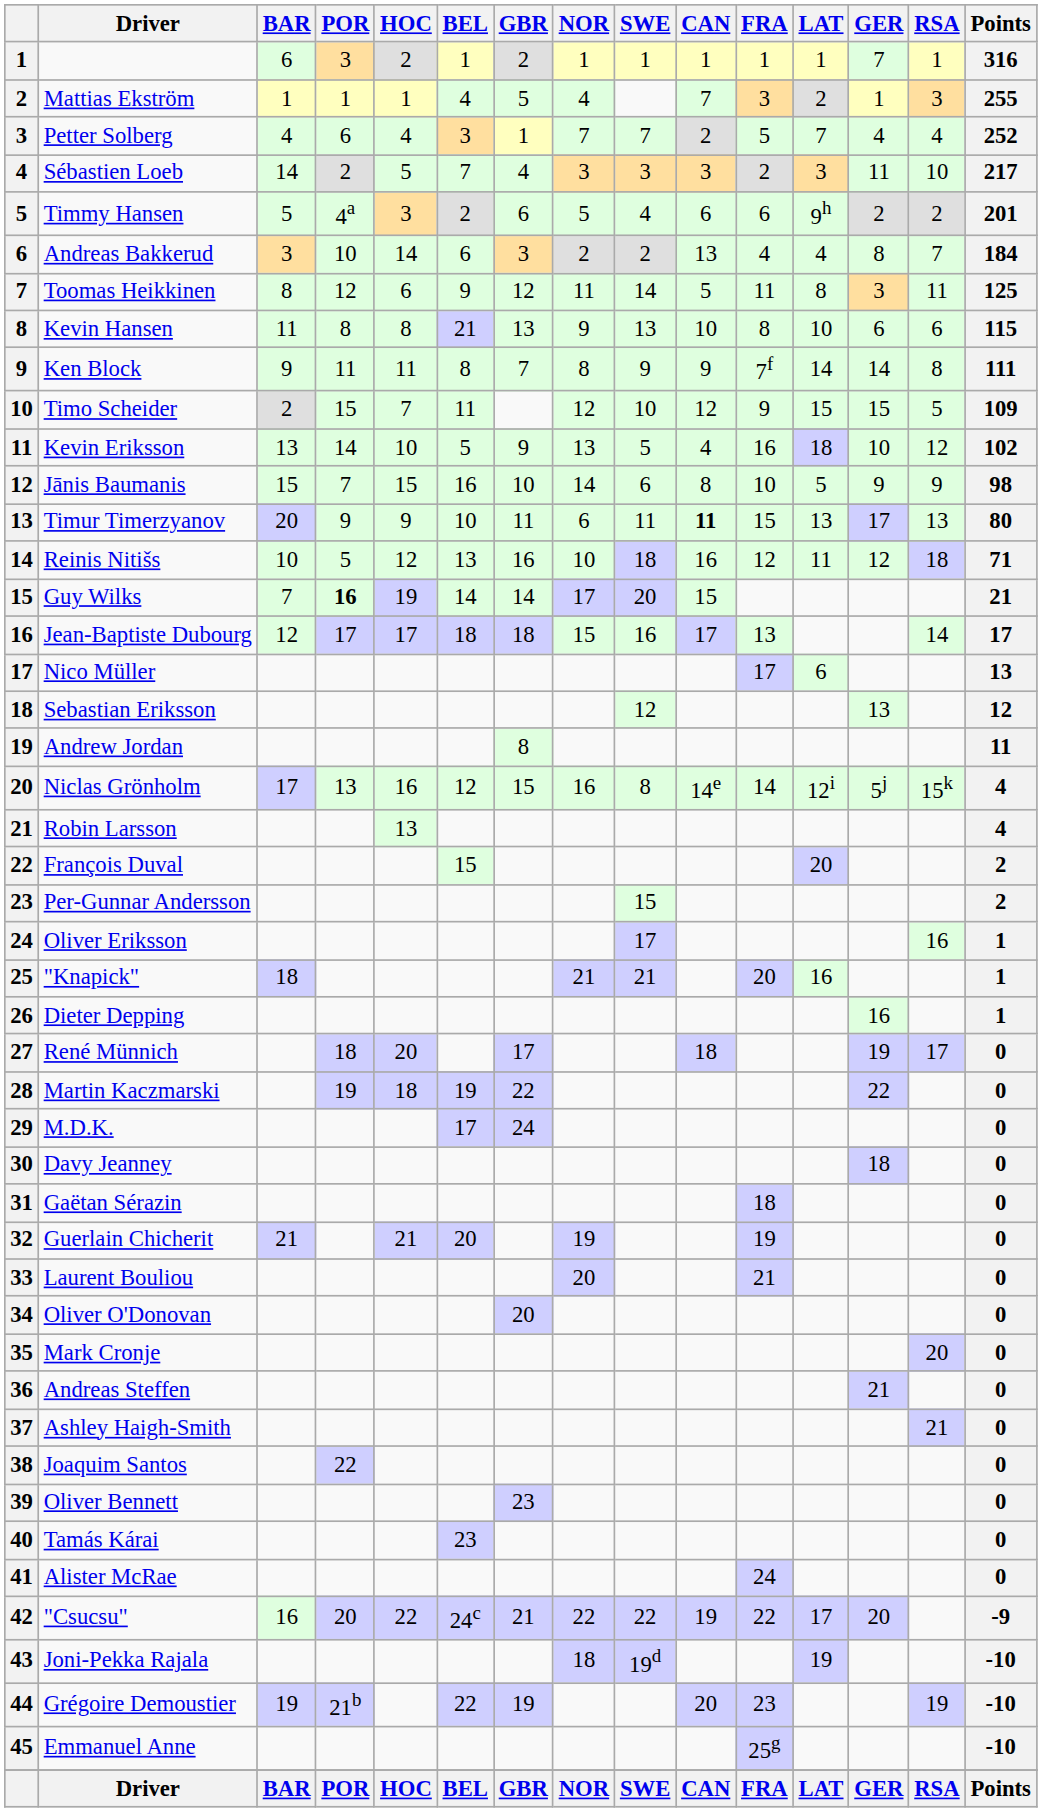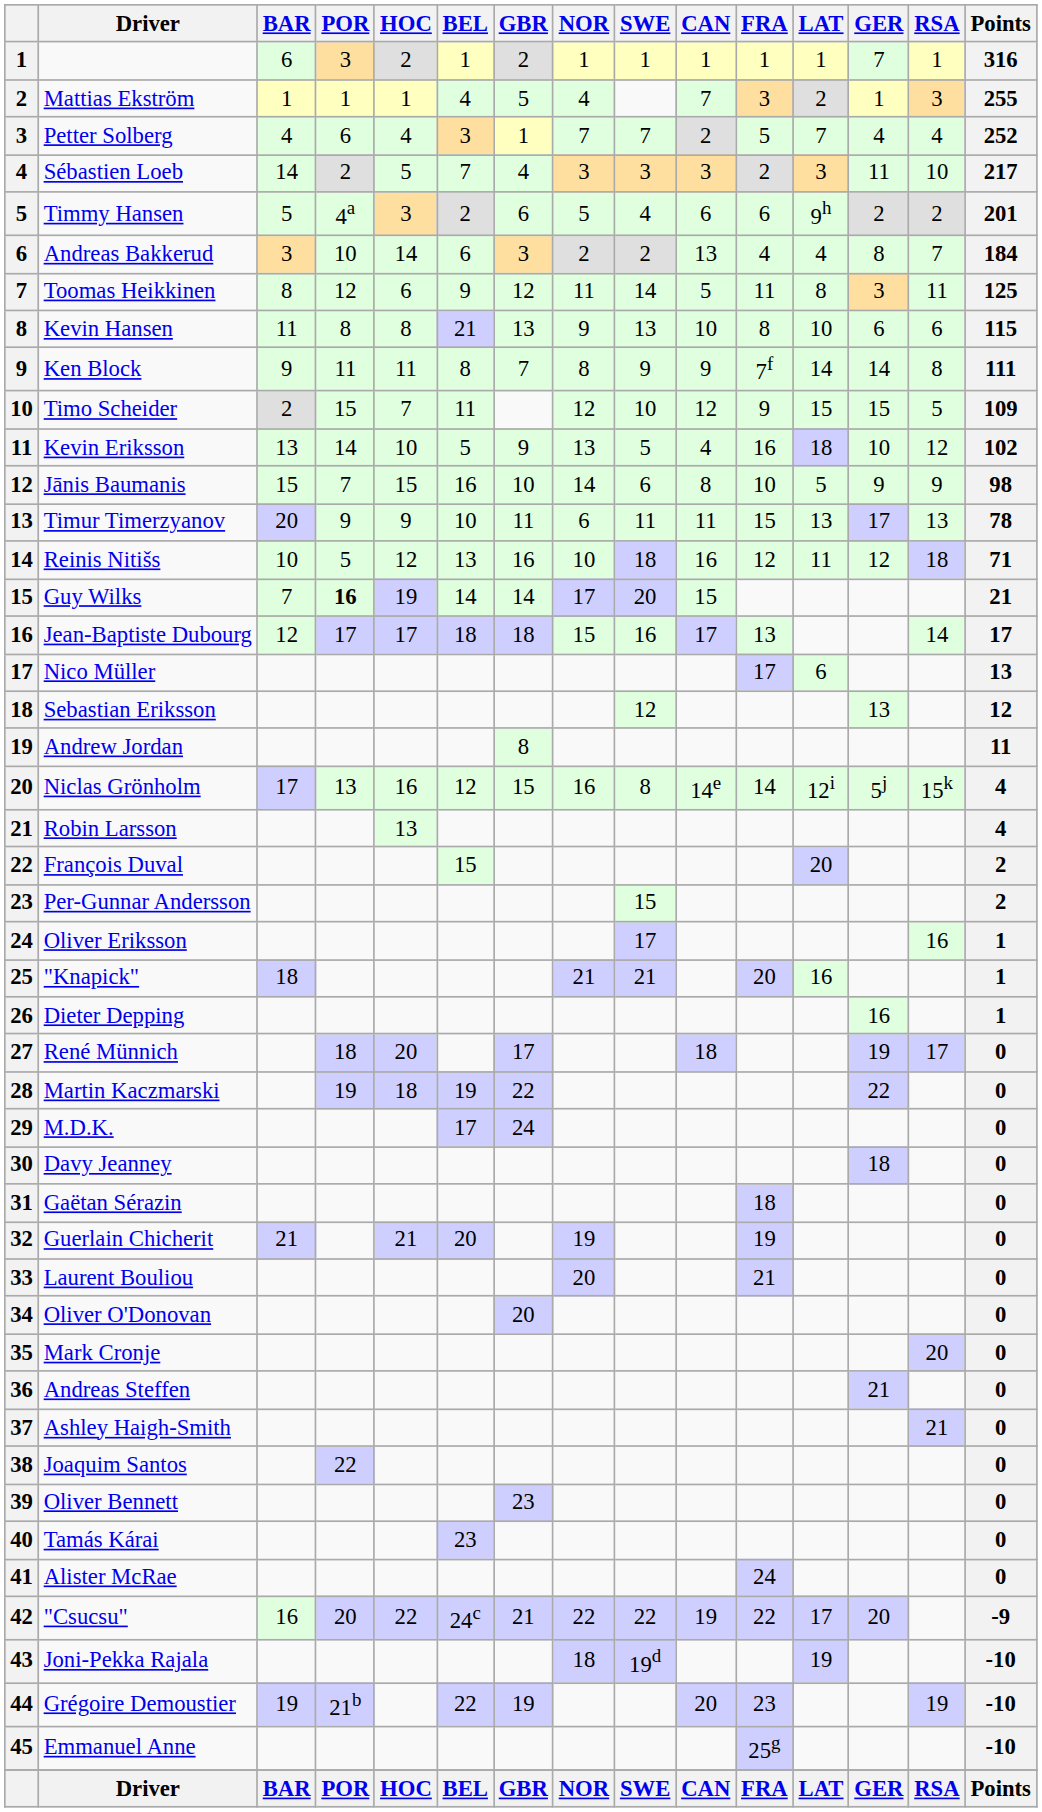(706, 521) bold -> (706, 521) normal
(1001, 521) 80 -> (1001, 521) 78
